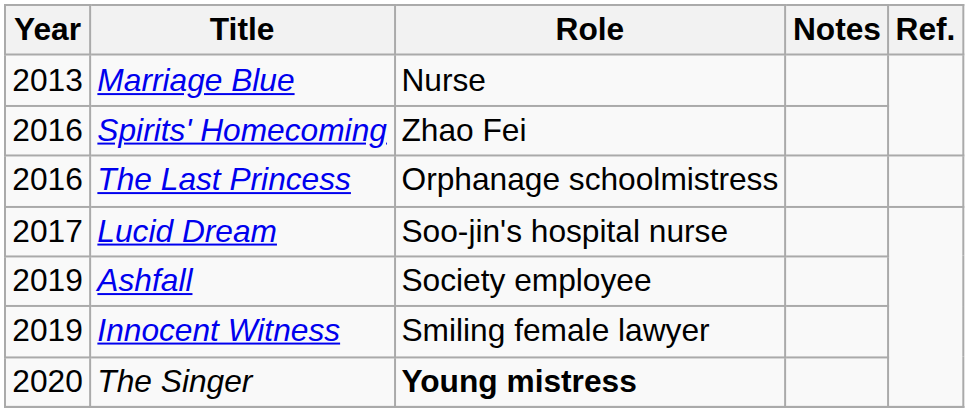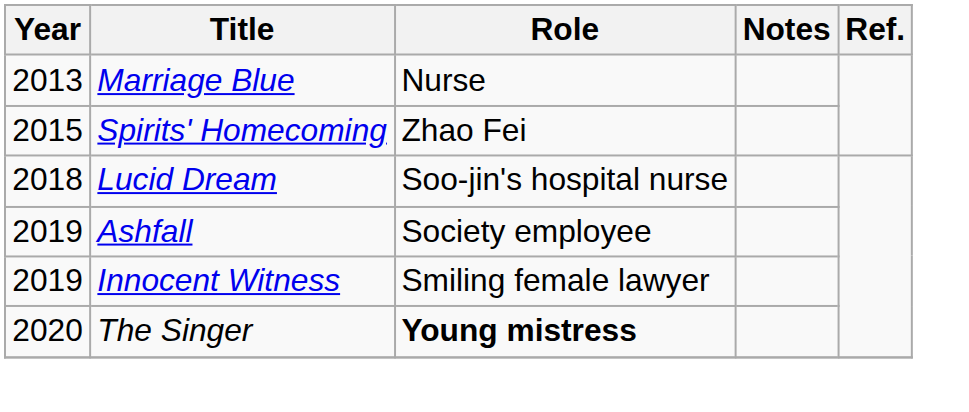(48, 130) 2016 -> (48, 130) 2015
- row: (224, 180)
(48, 230) 2017 -> (48, 180) 2018
